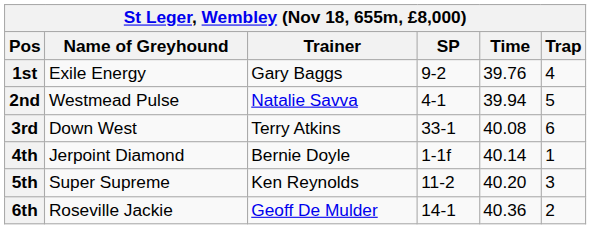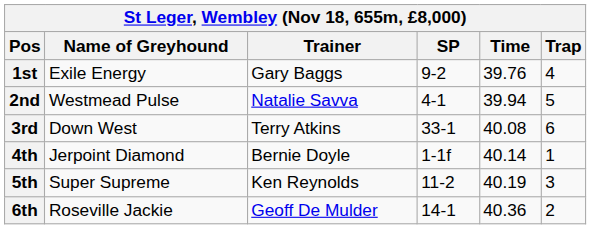(505, 182) 40.20 -> (505, 182) 40.19
